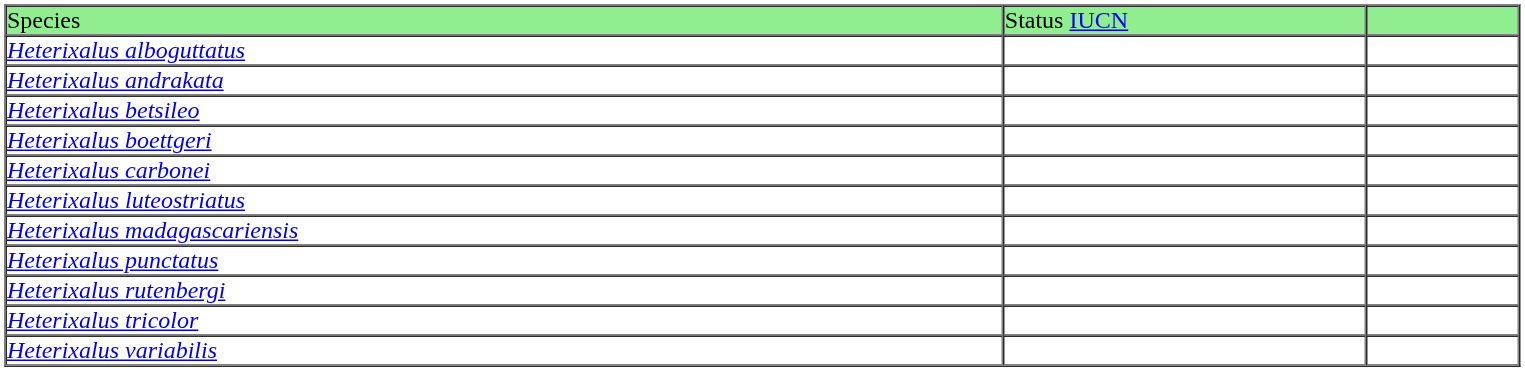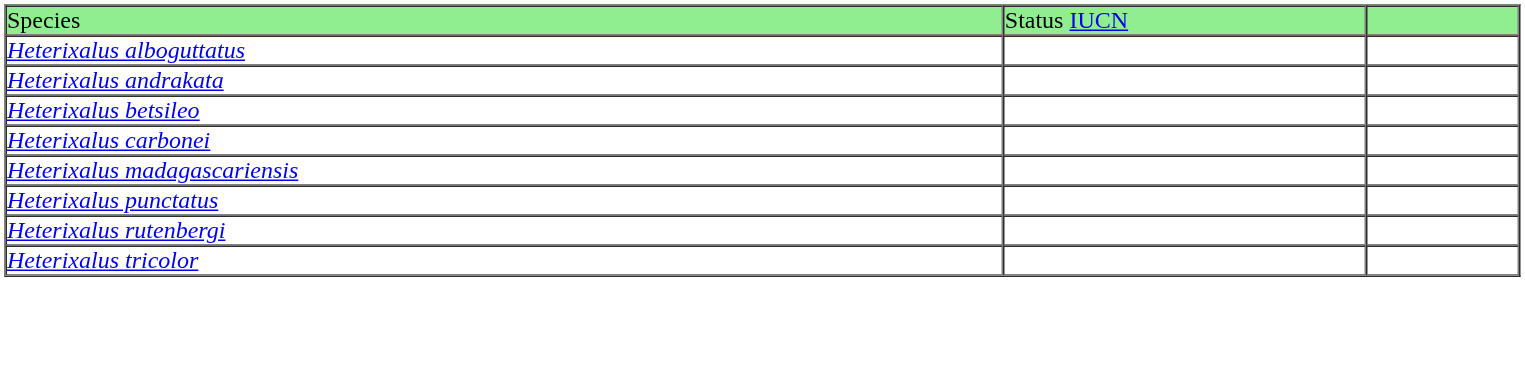- row: (109, 140)
- row: (126, 200)
- row: (112, 350)
